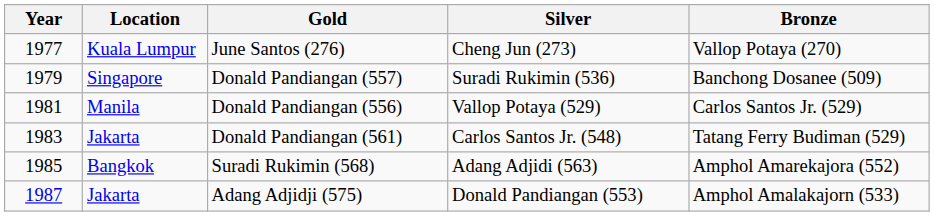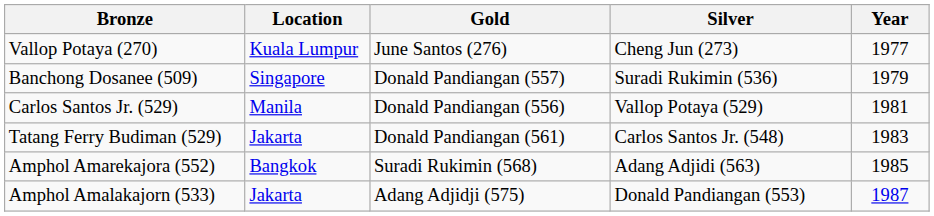columns swapped: (44, 19) <-> (809, 19)
